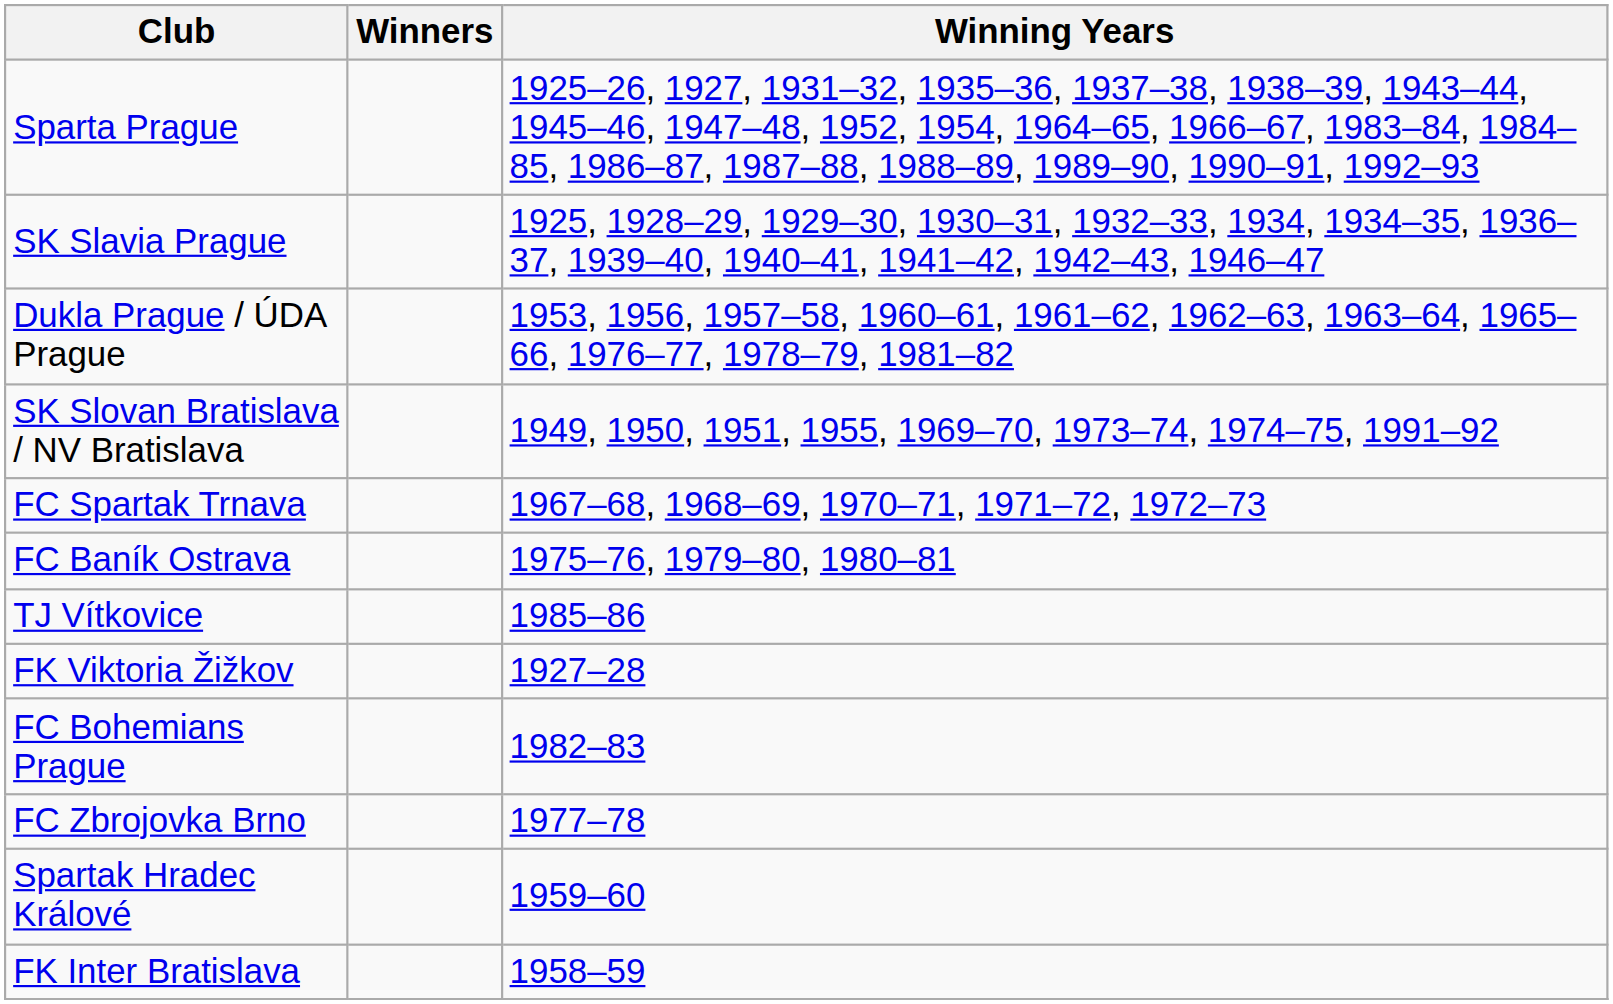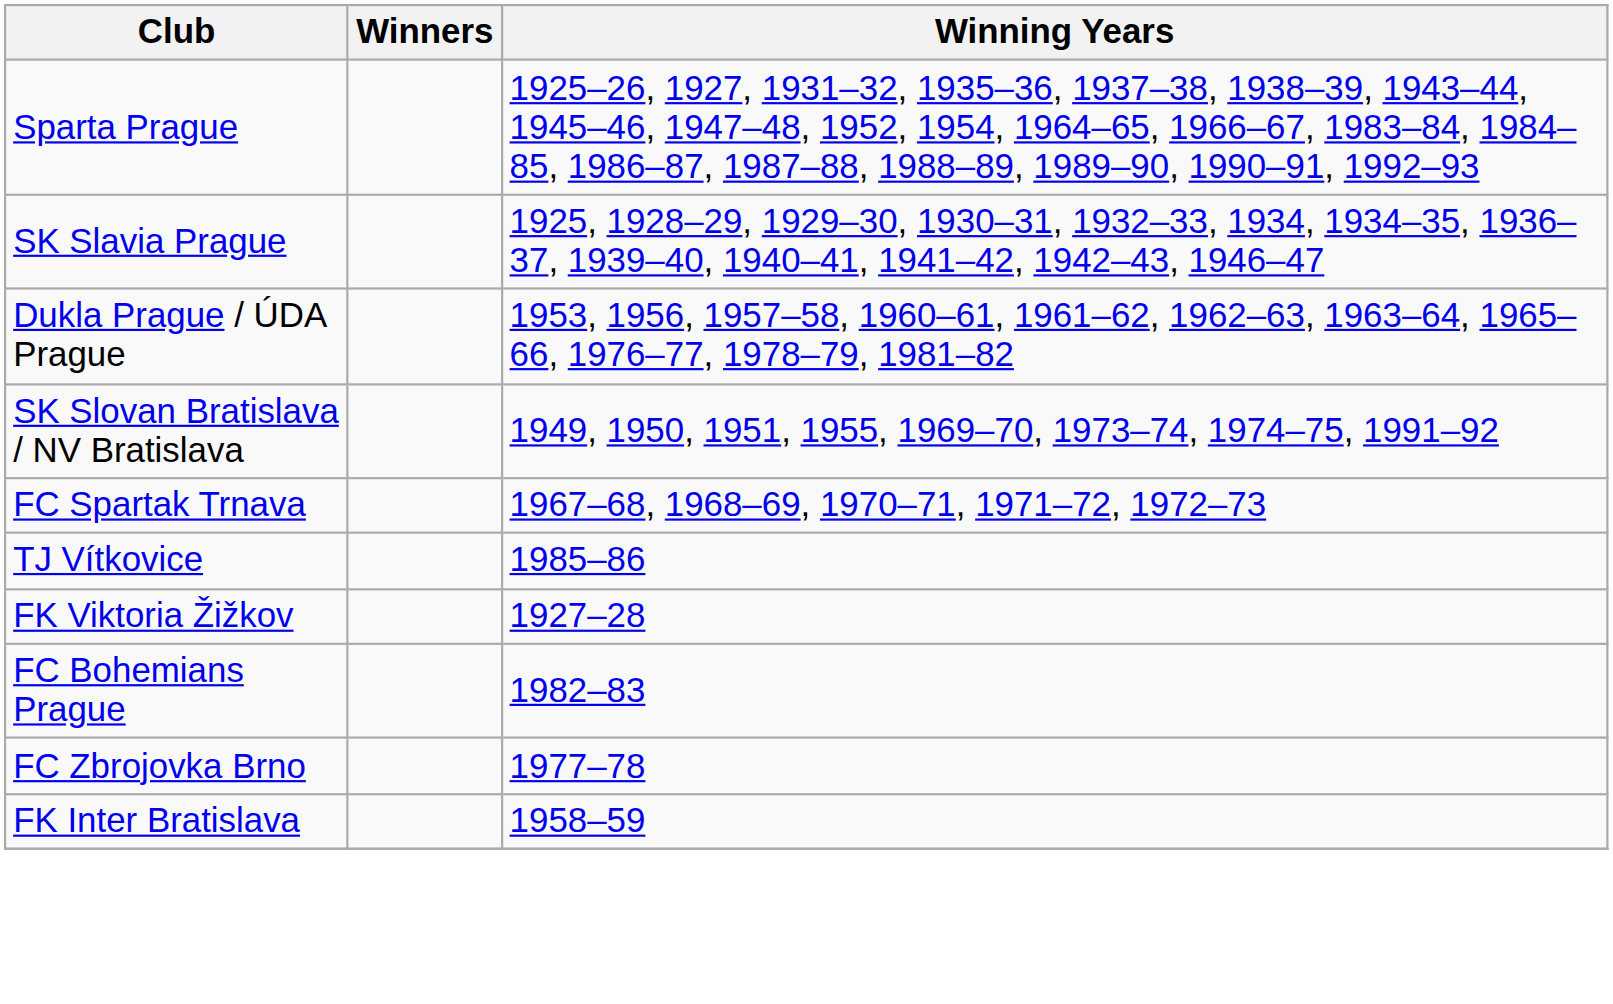- row: (152, 560)
- row: (134, 895)
